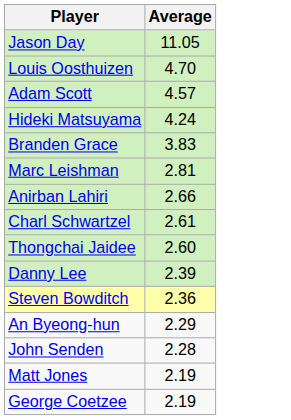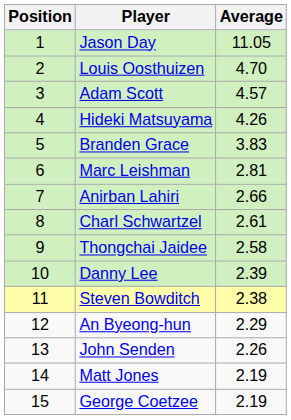+ column: (40, 17)
(180, 119) 4.24 -> (251, 119) 4.26
(180, 247) 2.60 -> (251, 247) 2.58
(180, 299) 2.36 -> (251, 299) 2.38
(180, 350) 2.28 -> (251, 350) 2.26
